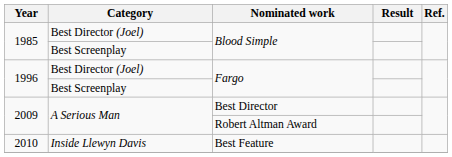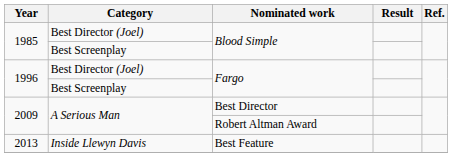(26, 143) 2010 -> (26, 143) 2013
